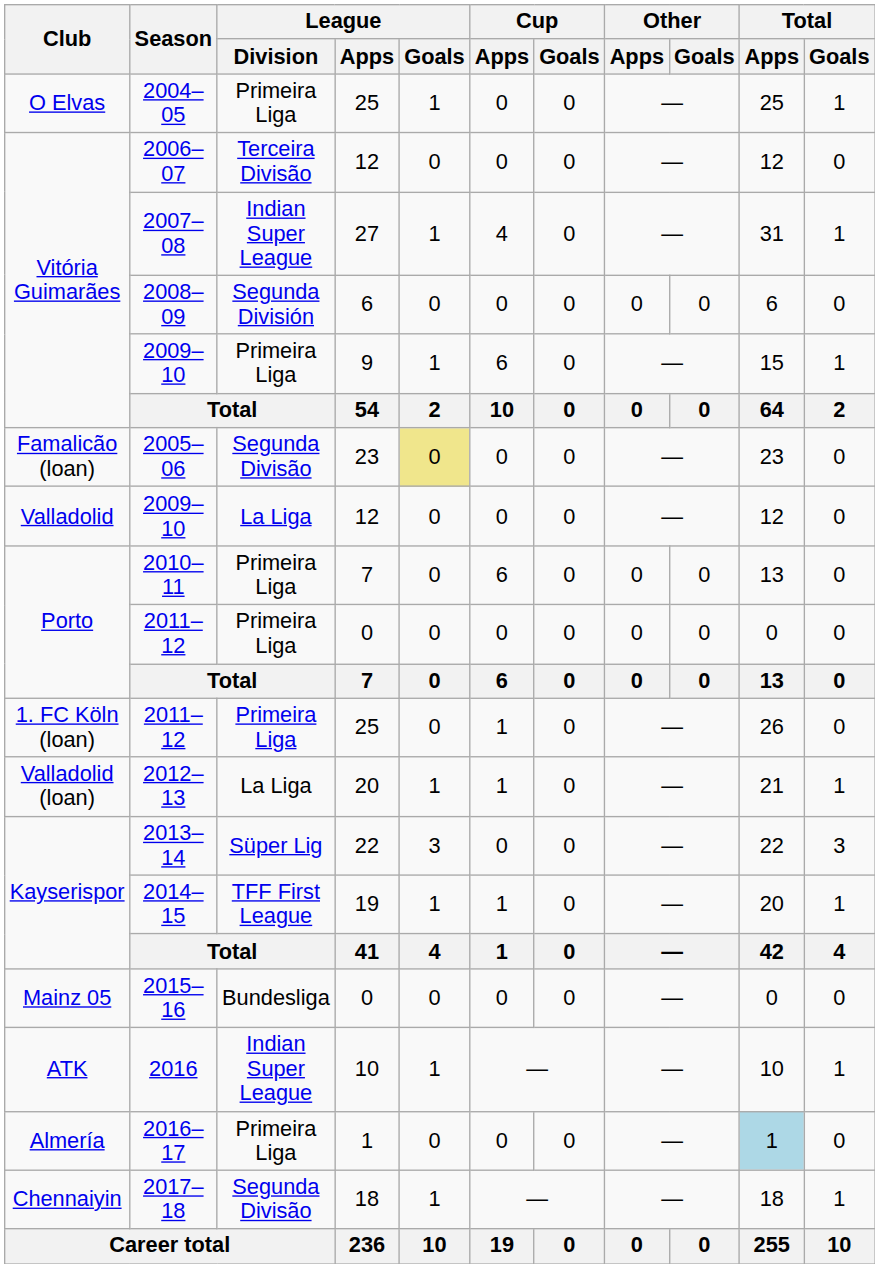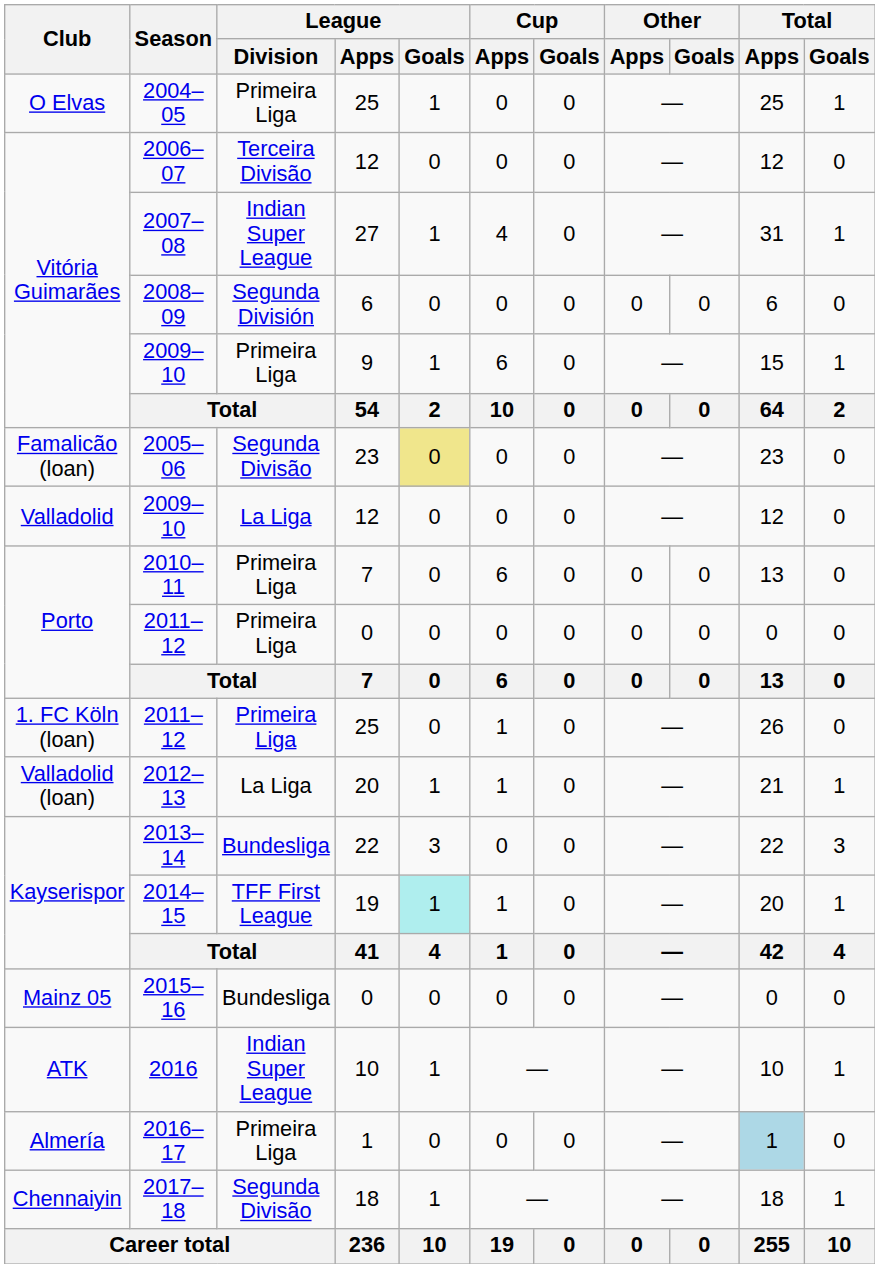(276, 845) Süper Lig -> (276, 845) Bundesliga
(434, 904) no background -> (434, 904) paleturquoise background
